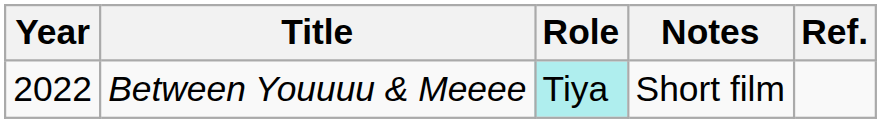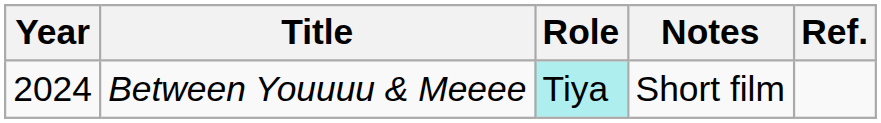(53, 88) 2022 -> (53, 88) 2024
